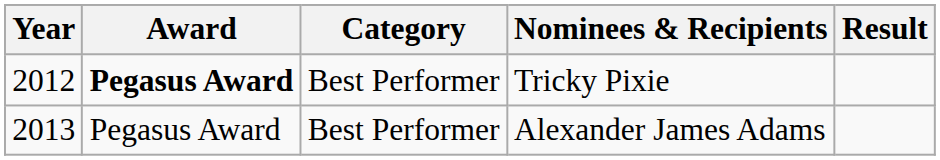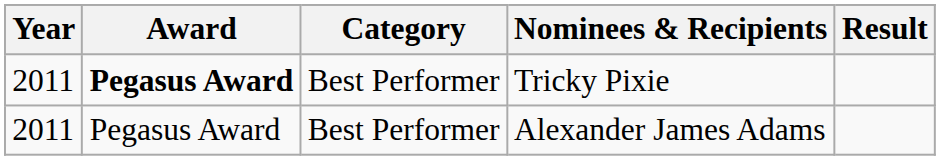(44, 79) 2012 -> (43, 79) 2011
(44, 129) 2013 -> (43, 129) 2011
